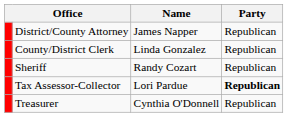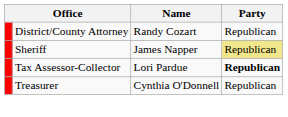(166, 31) James Napper -> (165, 31) Randy Cozart
- row: (64, 49)
(165, 67) Randy Cozart -> (166, 49) James Napper
(250, 67) no background -> (250, 49) khaki background
